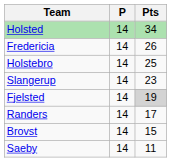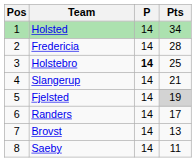+ column: (17, 13)
(151, 47) 26 -> (175, 47) 28
(122, 64) normal -> (147, 64) bold
(151, 81) 23 -> (175, 81) 21
(151, 132) 15 -> (175, 132) 13
